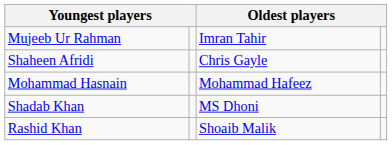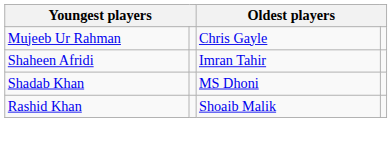(233, 38) Imran Tahir -> (233, 38) Chris Gayle
(233, 60) Chris Gayle -> (233, 60) Imran Tahir
- row: (67, 83)
